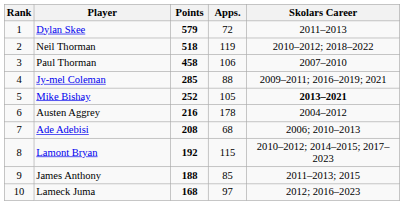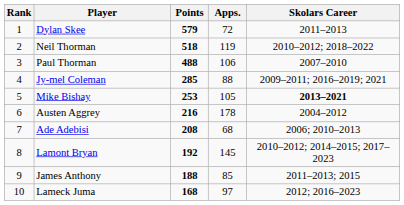(190, 63) 458 -> (190, 63) 488
(190, 96) 252 -> (190, 96) 253
(228, 152) 115 -> (228, 152) 145
